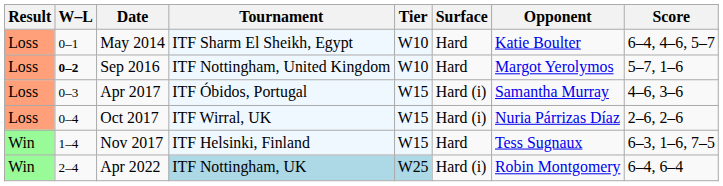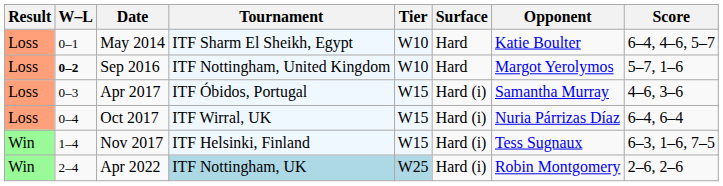(655, 117) 2–6, 2–6 -> (655, 117) 6–4, 6–4
(452, 142) Hard -> (461, 142) Hard (i)
(655, 167) 6–4, 6–4 -> (655, 167) 2–6, 2–6
